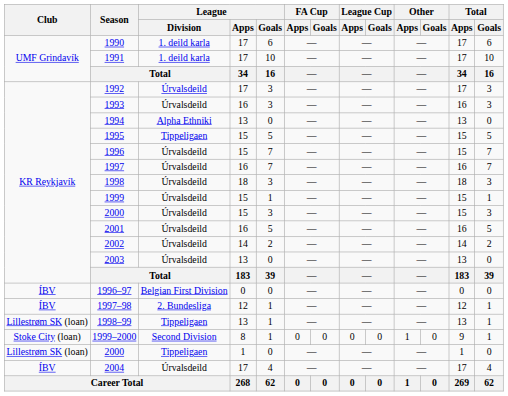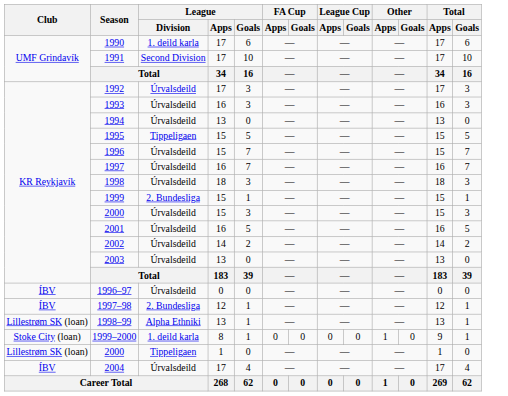(184, 58) 1. deild karla -> (173, 58) Second Division
(184, 120) Alpha Ethniki -> (173, 120) Úrvalsdeild
(184, 197) Úrvalsdeild -> (173, 197) 2. Bundesliga
(184, 290) Belgian First Division -> (173, 290) Úrvalsdeild
(184, 321) Tippeligaen -> (173, 321) Alpha Ethniki
(184, 337) Second Division -> (173, 337) 1. deild karla
